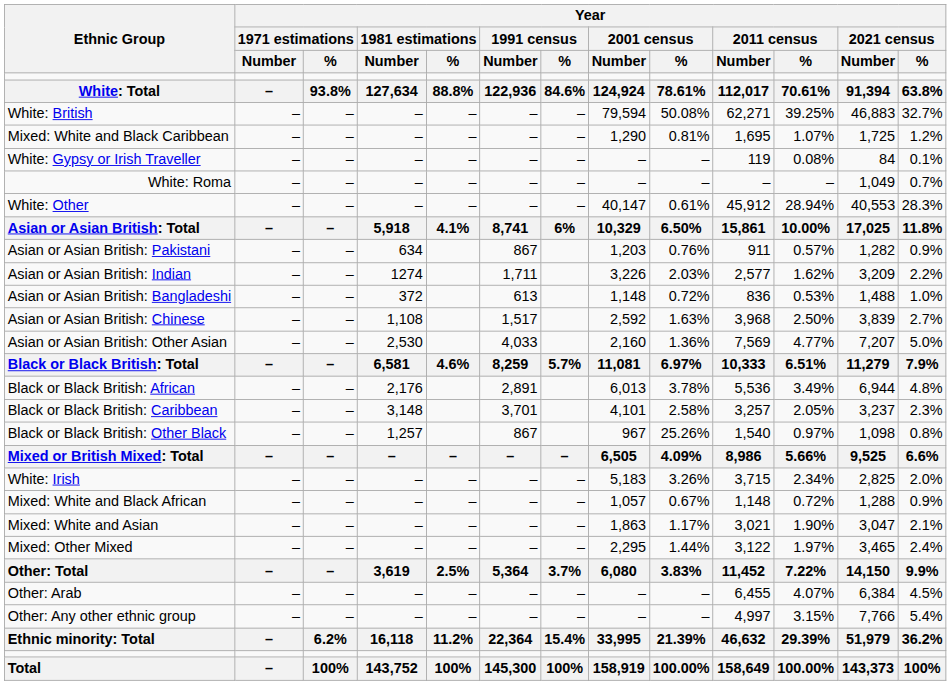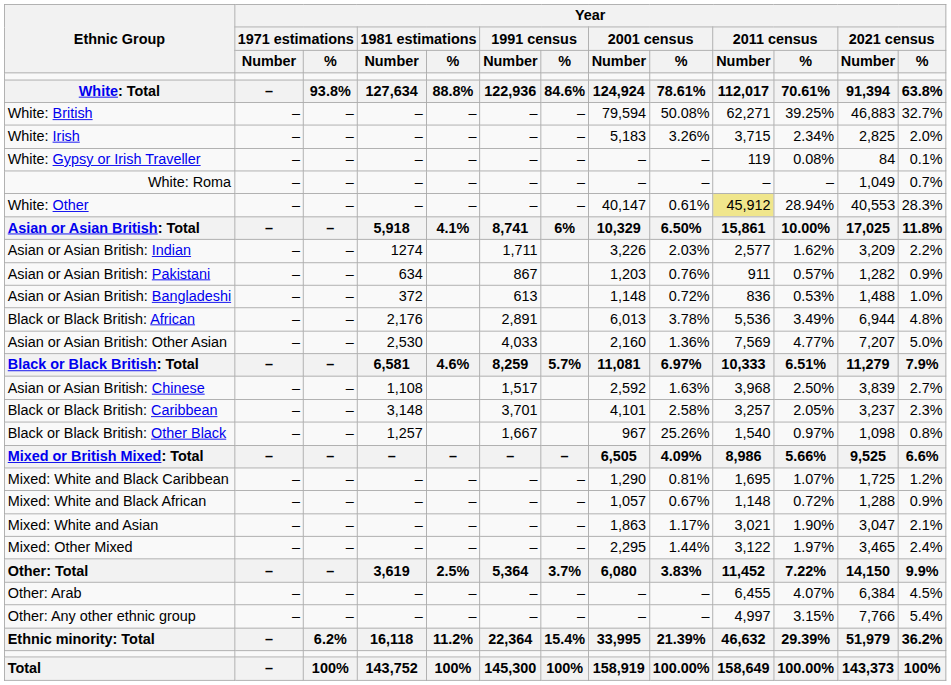rows swapped: (44, 479) <-> (118, 136)
(749, 205) no background -> (749, 205) khaki background
rows swapped: (99, 273) <-> (109, 250)
rows swapped: (106, 319) <-> (101, 387)
(526, 433) 867 -> (520, 433) 1,667
